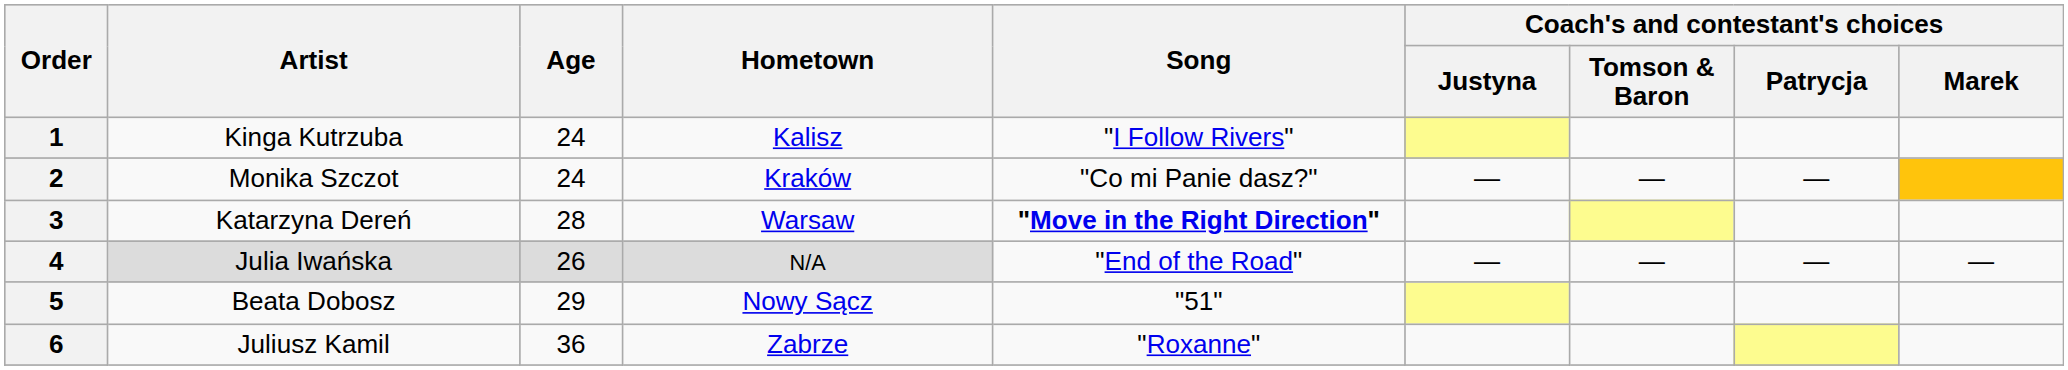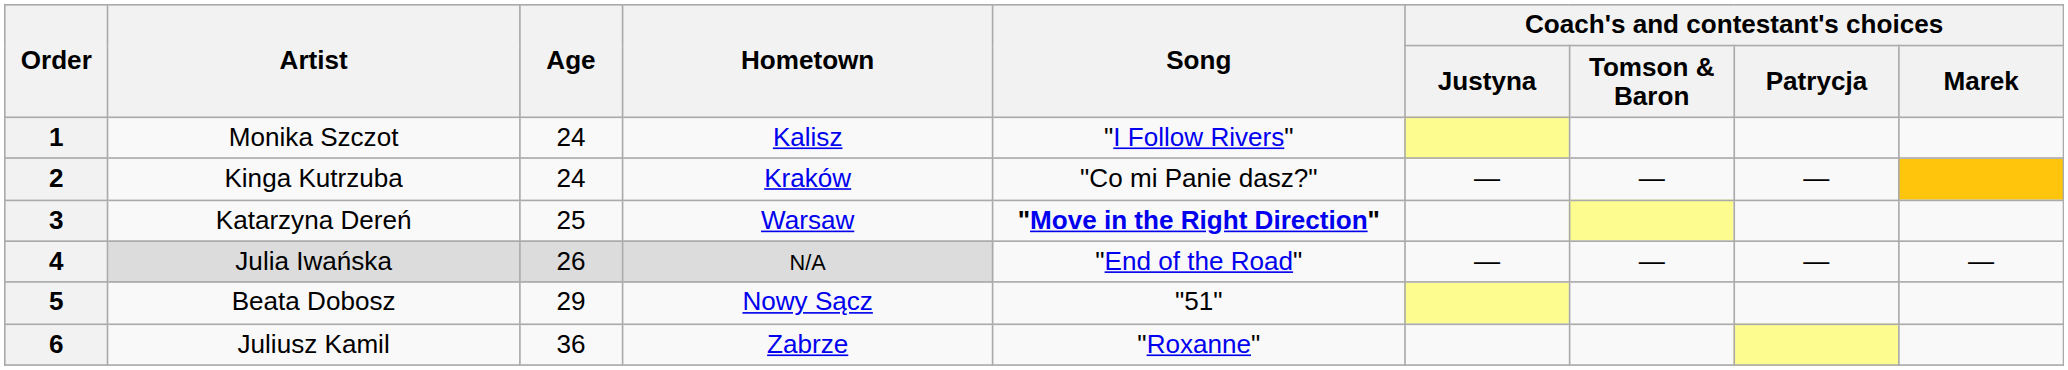(314, 137) Kinga Kutrzuba -> (314, 137) Monika Szczot
(314, 178) Monika Szczot -> (314, 178) Kinga Kutrzuba
(571, 219) 28 -> (571, 219) 25
